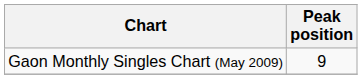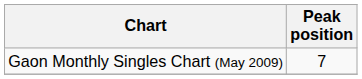(322, 61) 9 -> (322, 61) 7
